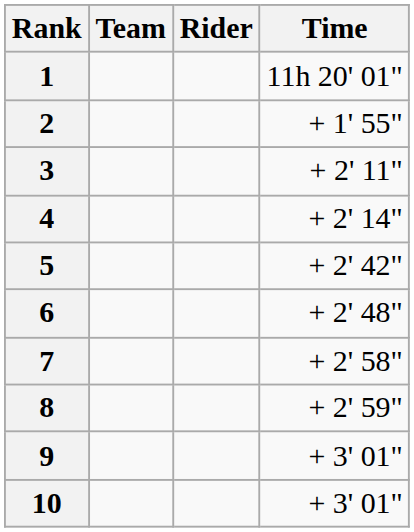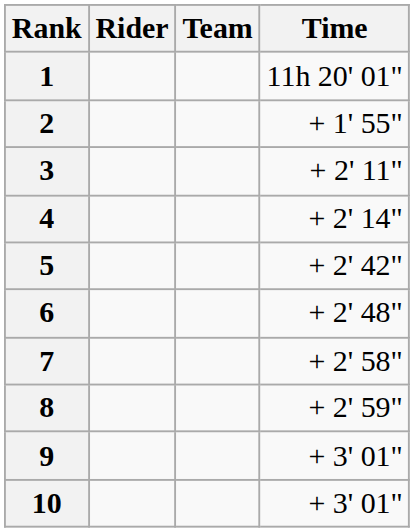columns swapped: (216, 28) <-> (131, 28)
